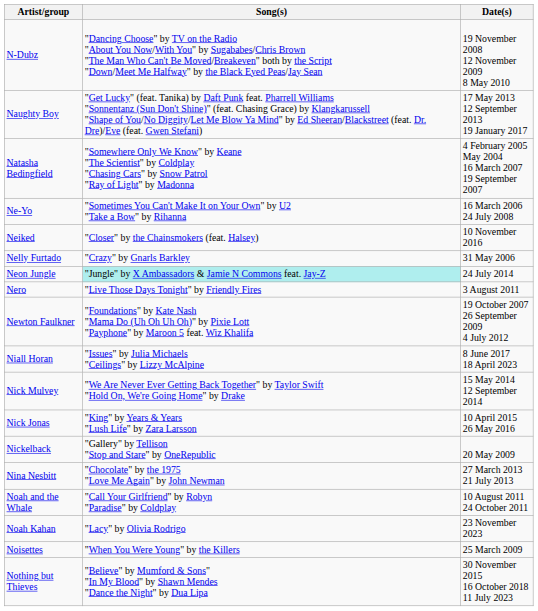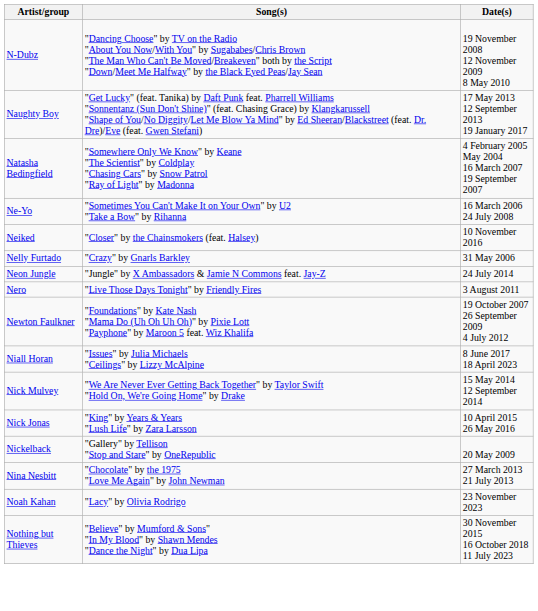(205, 274) paleturquoise background -> (205, 274) no background
- row: (33, 502)
- row: (25, 549)
